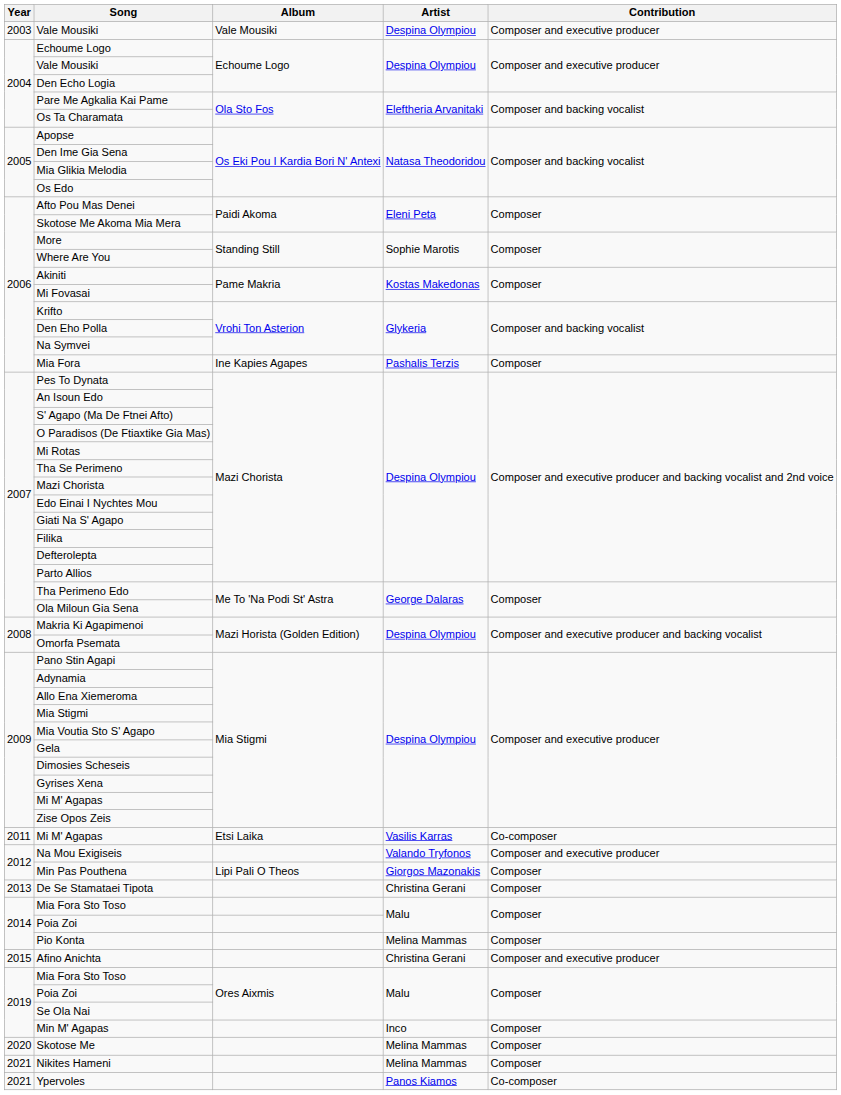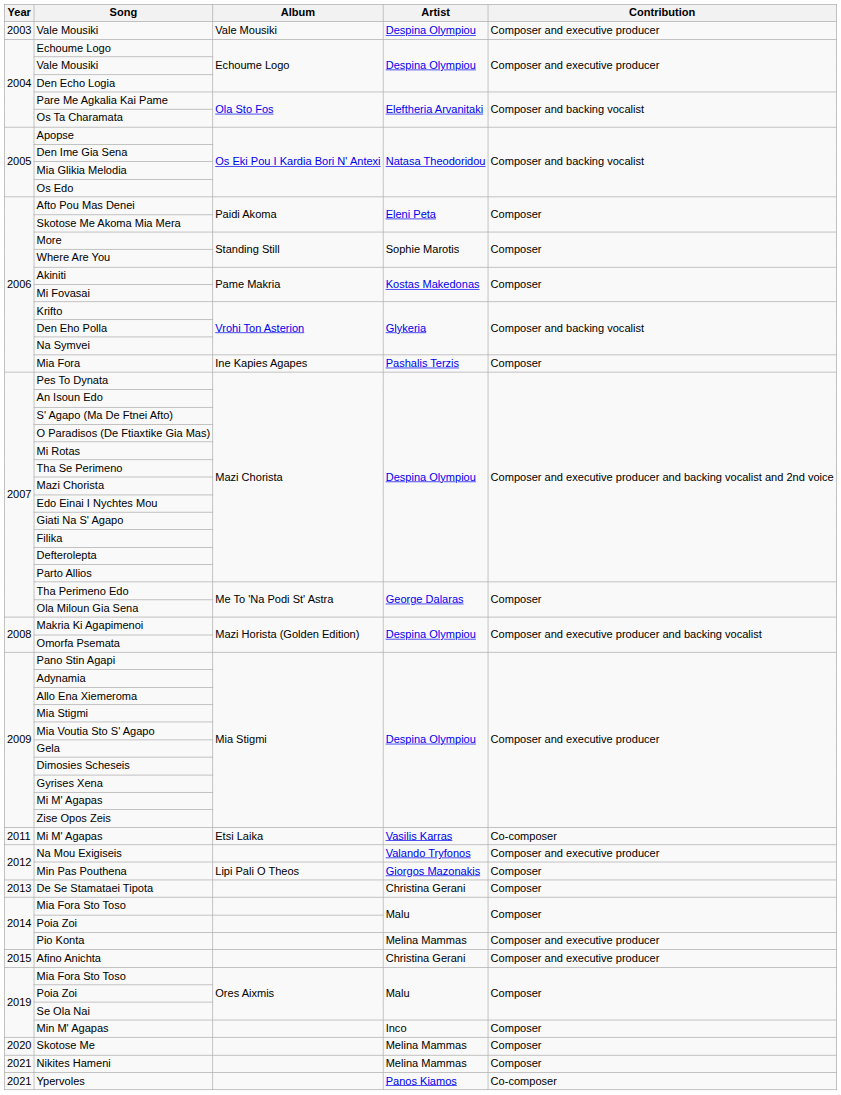(516, 941) Composer -> (575, 941) Composer and executive producer
